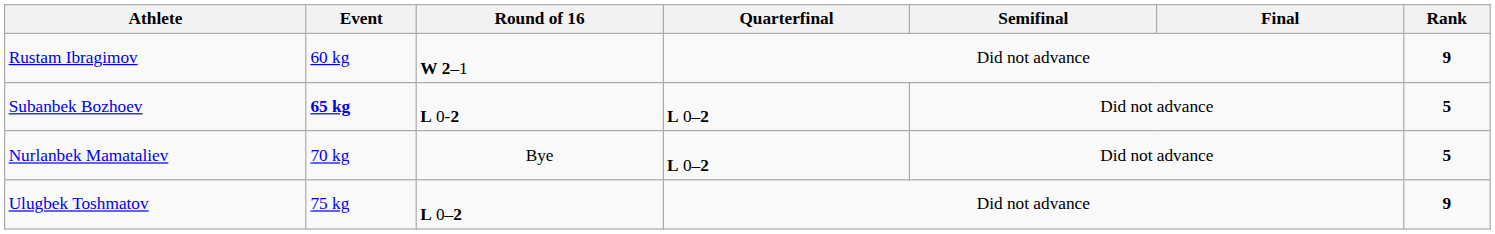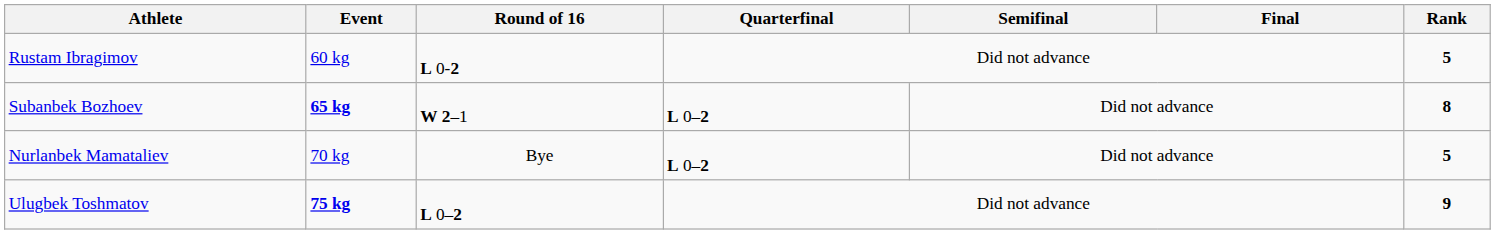(444, 68) W 2–1 -> (440, 68) L 0-2
(1447, 57) 9 -> (1447, 57) 5
(440, 116) L 0-2 -> (444, 116) W 2–1
(1447, 106) 5 -> (1447, 106) 8
(330, 204) normal -> (330, 204) bold
